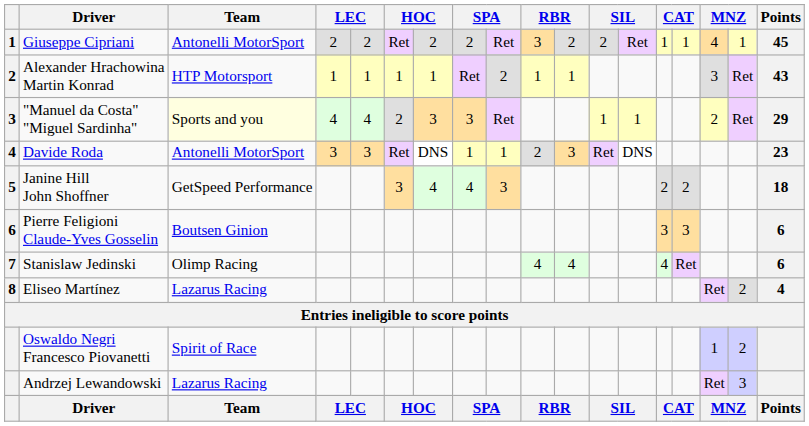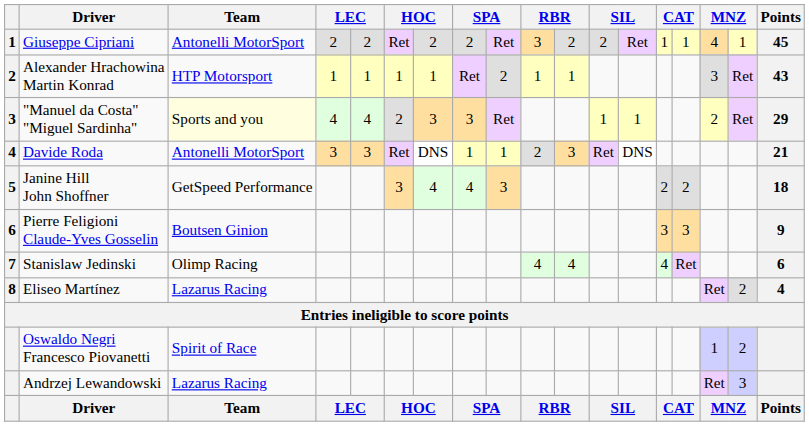(781, 153) 23 -> (781, 153) 21
(781, 230) 6 -> (781, 230) 9
